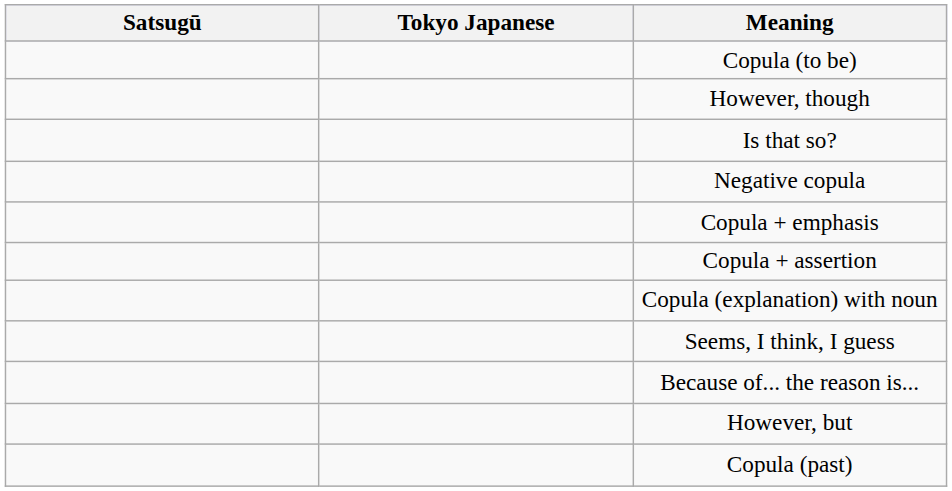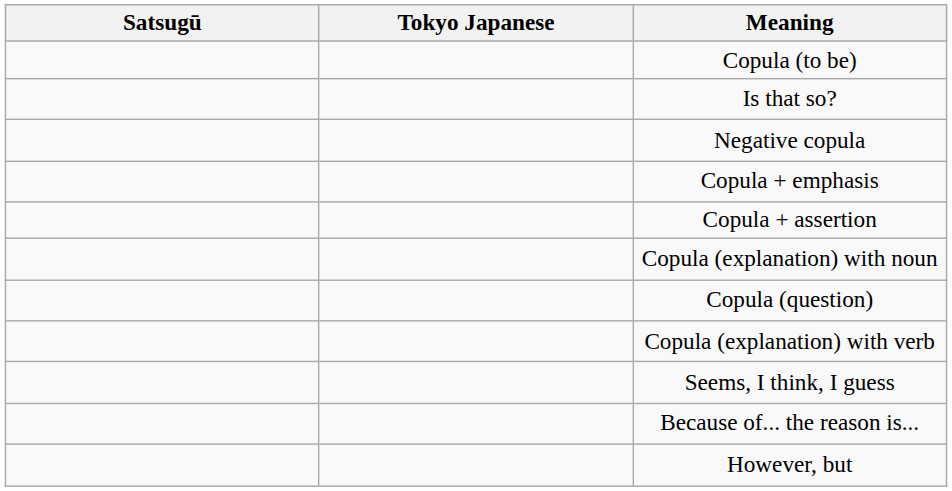- row: (790, 98)
+ row: (790, 300)
+ row: (790, 341)
- row: (790, 464)
